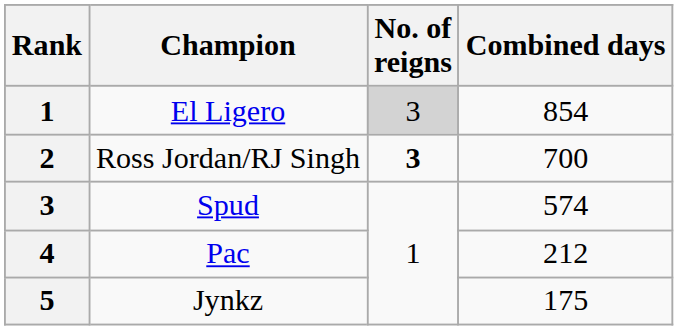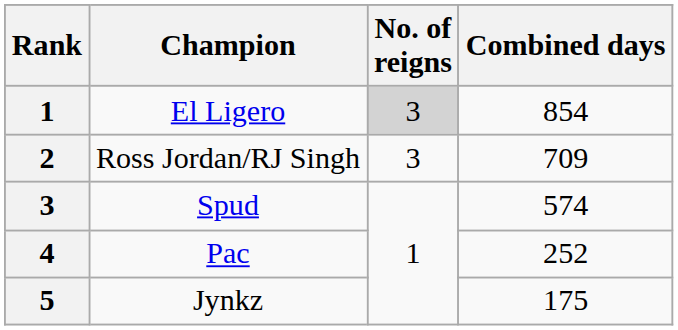(413, 157) bold -> (413, 157) normal
(566, 157) 700 -> (566, 157) 709
(566, 253) 212 -> (566, 253) 252
